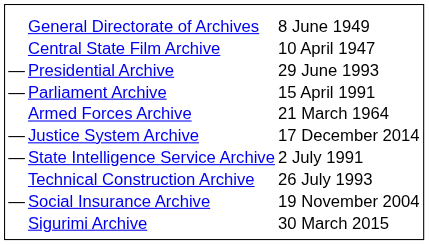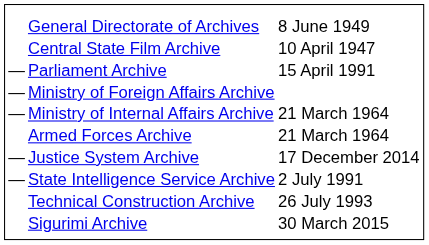- row: (101, 70)
+ row: (151, 92)
+ row: (151, 114)
- row: (119, 201)
